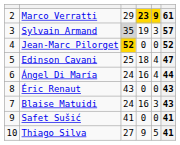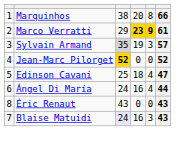+ row: (43, 16)
(128, 104) no background -> (123, 118) lavender background
- row: (51, 118)
- row: (54, 133)
